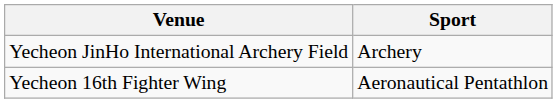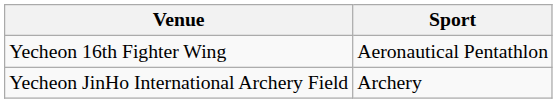rows swapped: (179, 51) <-> (118, 82)
